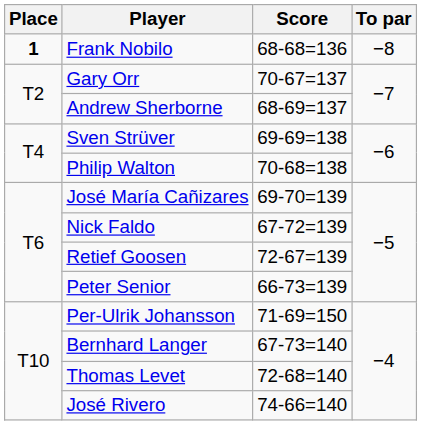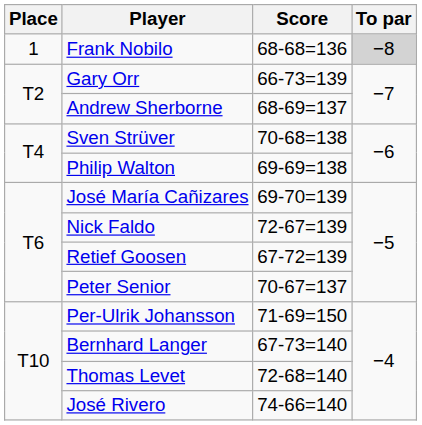(33, 49) bold -> (33, 49) normal
(384, 49) no background -> (384, 49) lightgrey background
(302, 78) 70-67=137 -> (302, 78) 66-73=139
(302, 138) 69-69=138 -> (302, 138) 70-68=138
(302, 167) 70-68=138 -> (302, 167) 69-69=138
(302, 227) 67-72=139 -> (302, 227) 72-67=139
(302, 256) 72-67=139 -> (302, 256) 67-72=139
(302, 286) 66-73=139 -> (302, 286) 70-67=137
